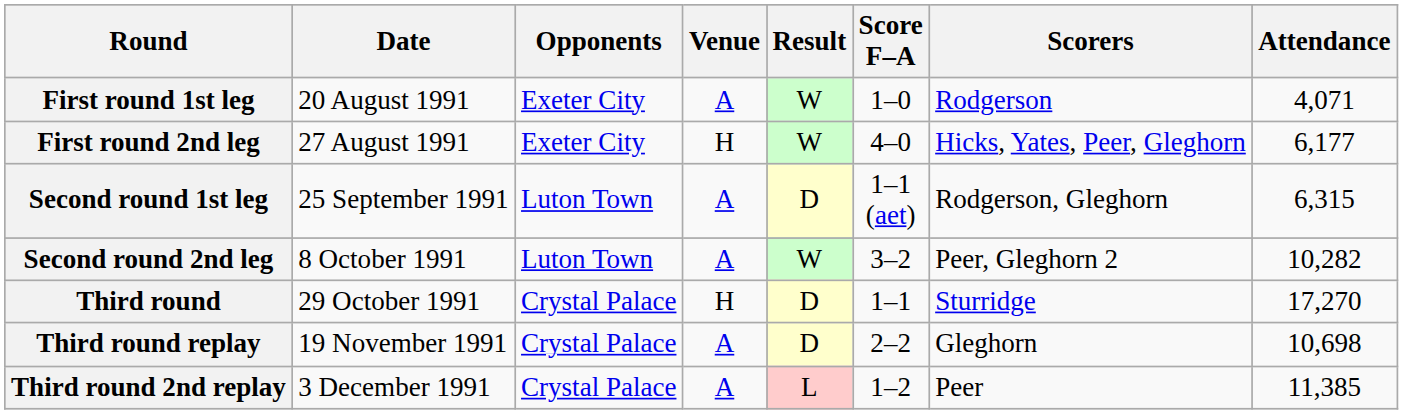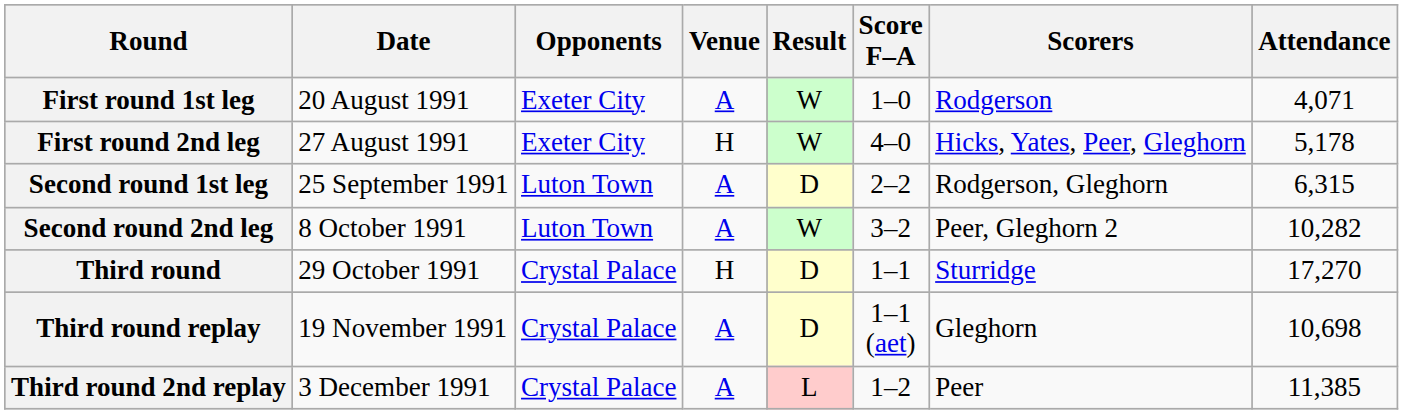(1324, 142) 6,177 -> (1324, 142) 5,178
(891, 200) 1–1 (aet) -> (891, 185) 2–2
(891, 344) 2–2 -> (891, 328) 1–1 (aet)
